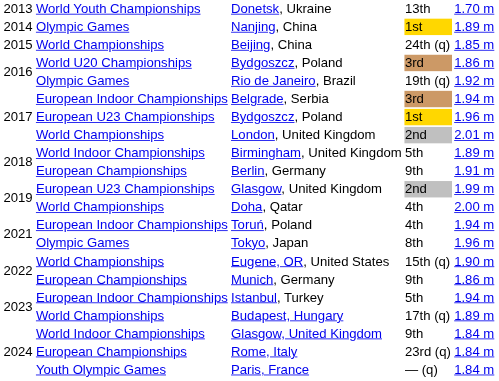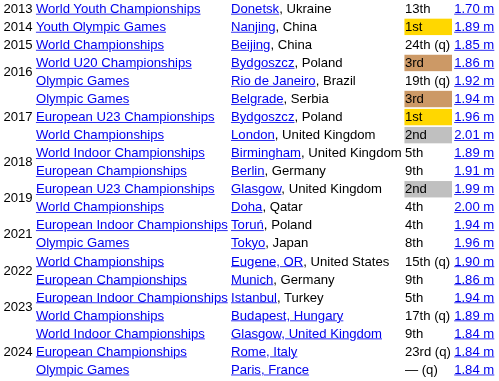(83, 26) Olympic Games -> (101, 26) Youth Olympic Games
(132, 99) European Indoor Championships -> (83, 99) Olympic Games
(101, 369) Youth Olympic Games -> (83, 369) Olympic Games
